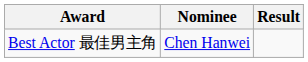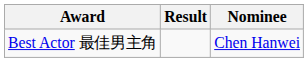columns swapped: (207, 16) <-> (279, 16)
